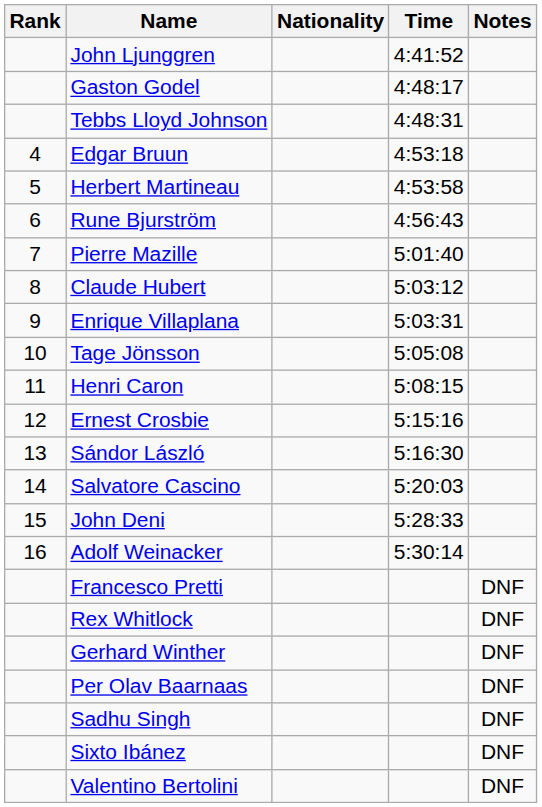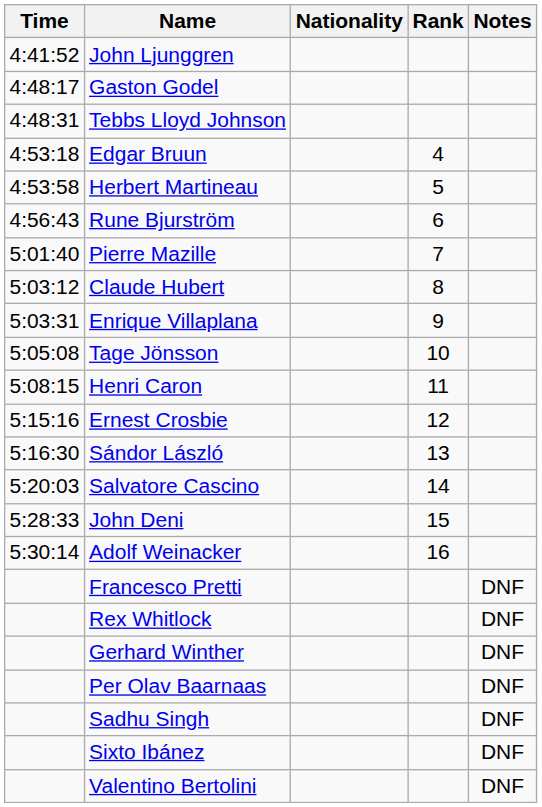columns swapped: (35, 21) <-> (429, 21)
